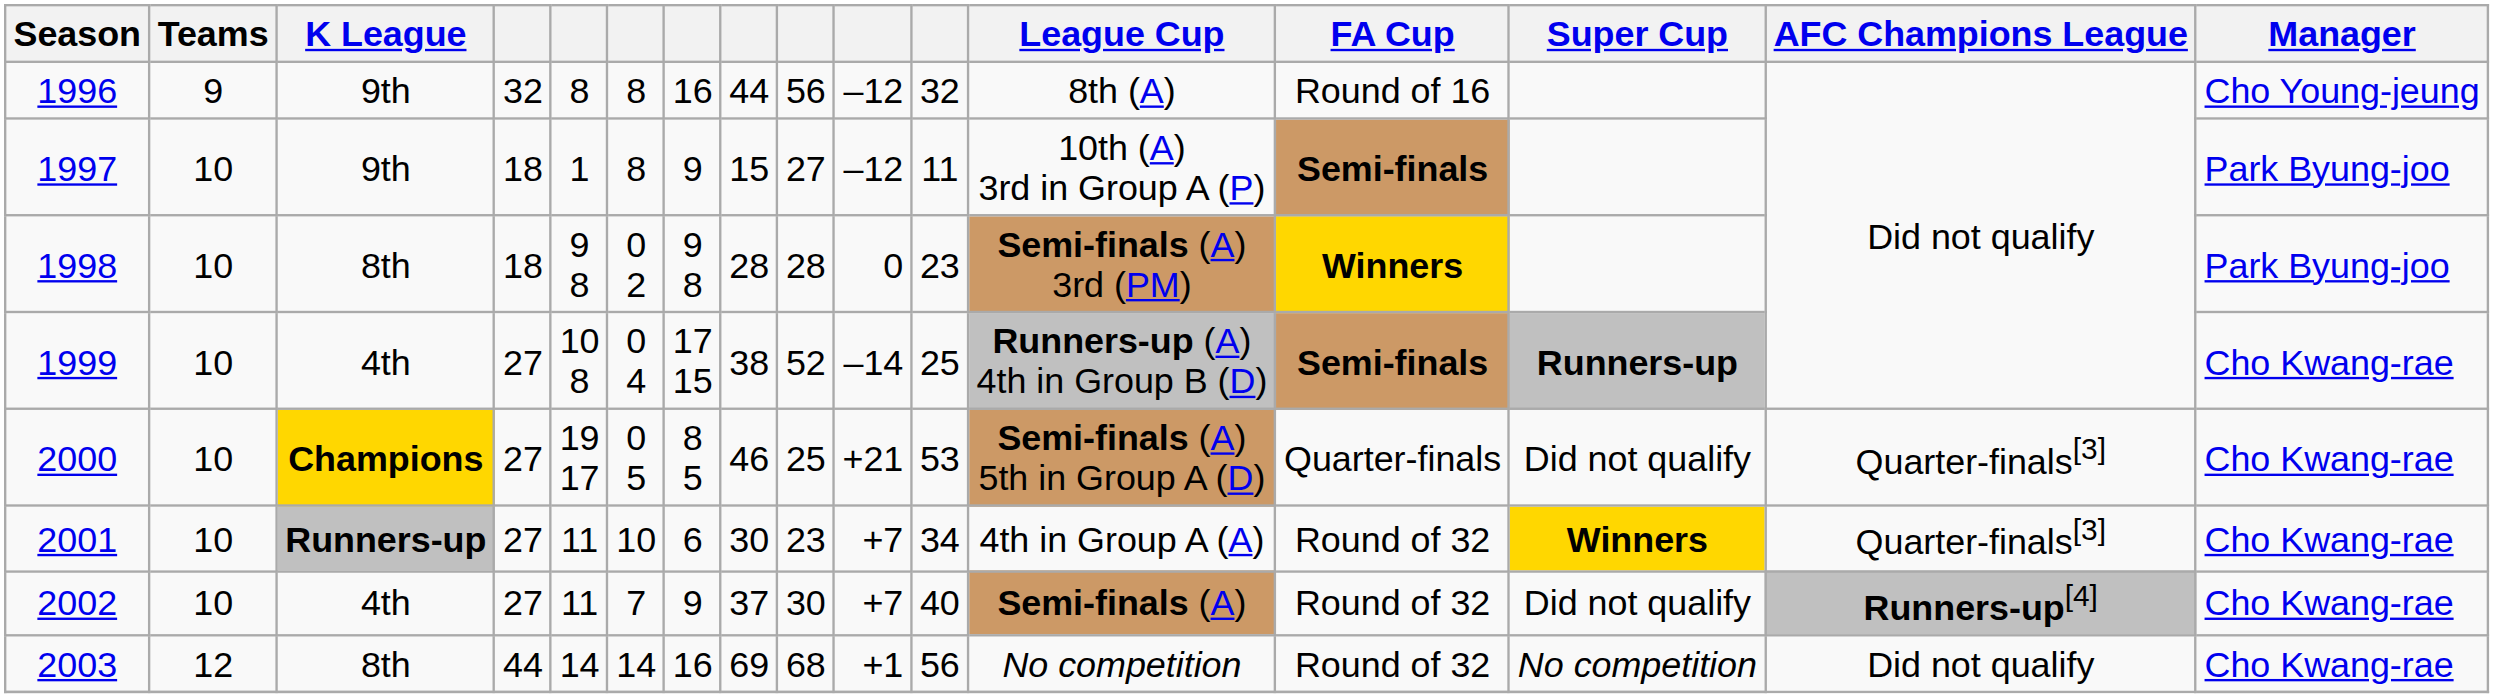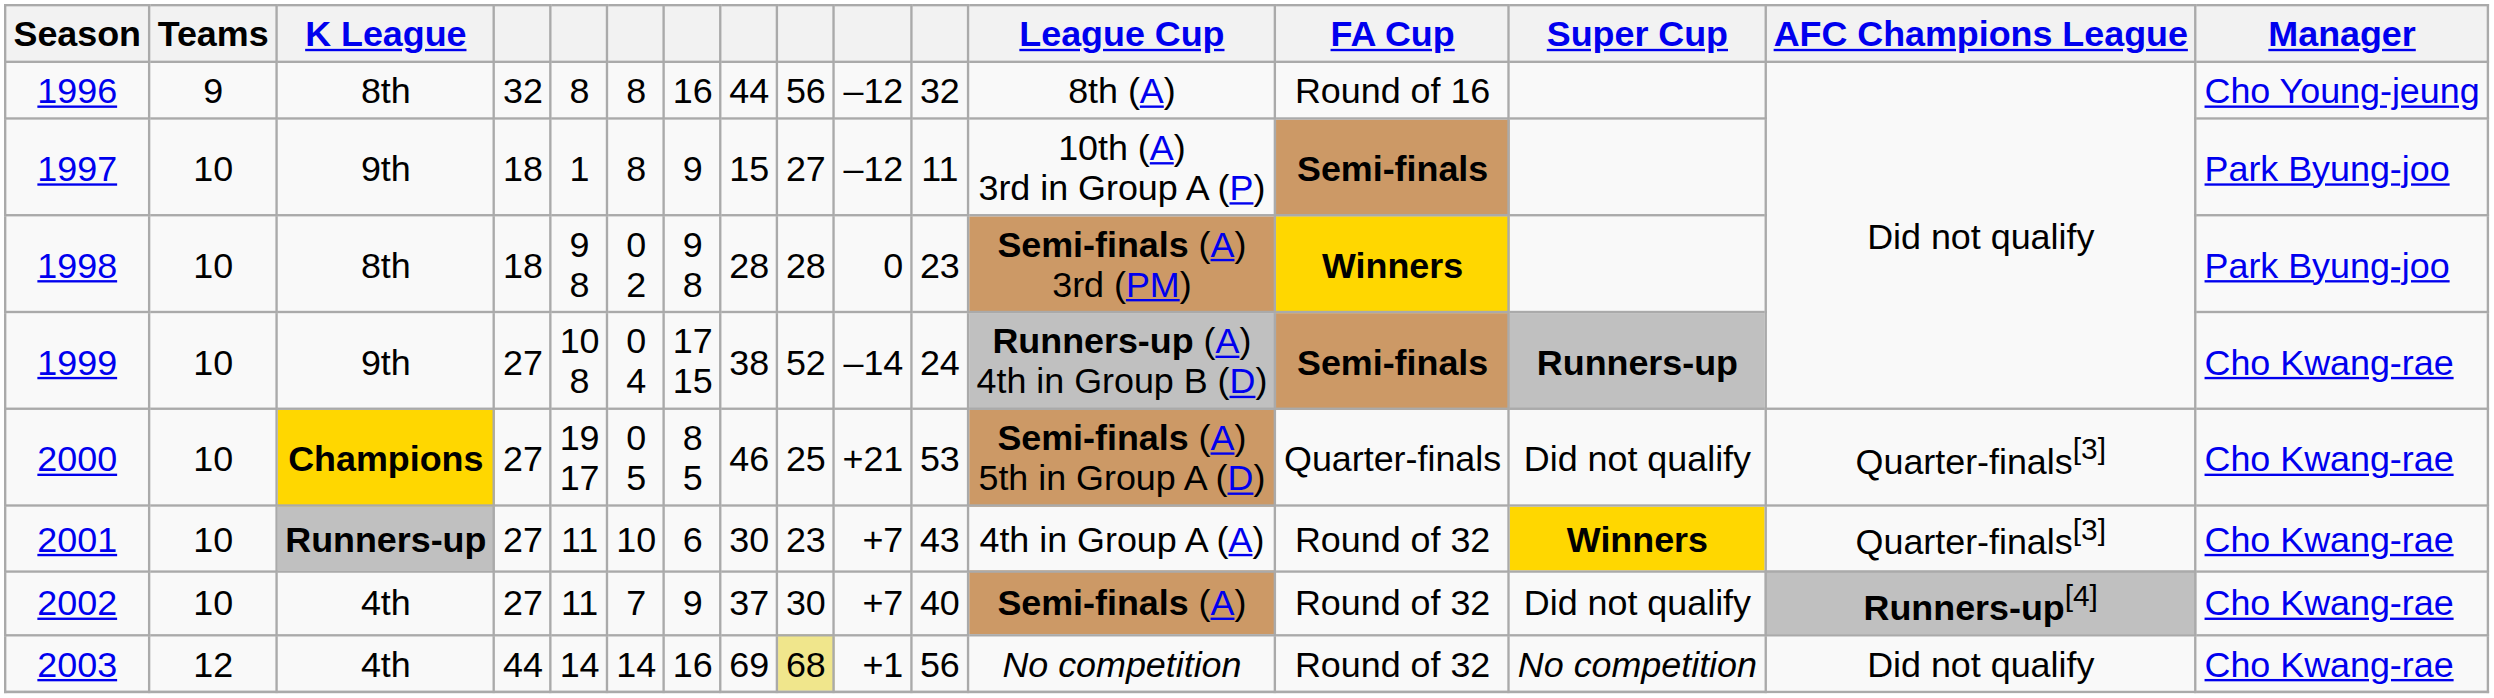(386, 91) 9th -> (386, 91) 8th
(386, 361) 4th -> (386, 361) 9th
(940, 361) 25 -> (940, 361) 24
(940, 539) 34 -> (940, 539) 43
(386, 663) 8th -> (386, 663) 4th
(806, 663) no background -> (806, 663) khaki background
